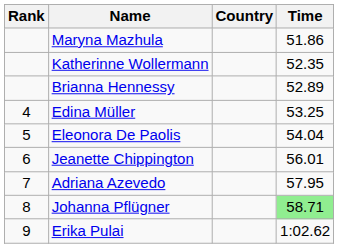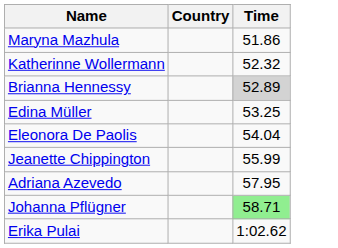- column: (26, 16)
(305, 64) 52.35 -> (261, 64) 52.32
(305, 87) no background -> (261, 87) lightgrey background
(305, 159) 56.01 -> (261, 159) 55.99
